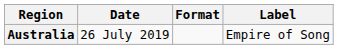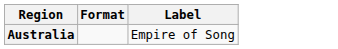- column: (125, 15)
